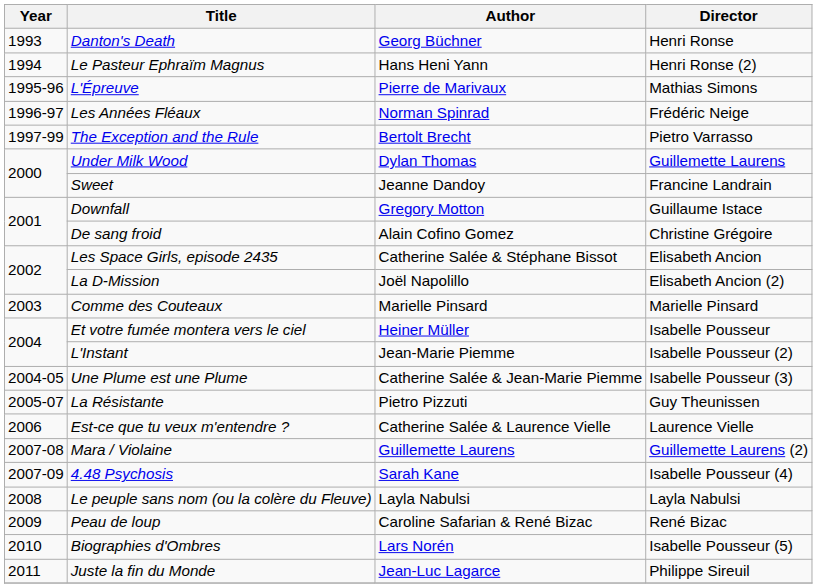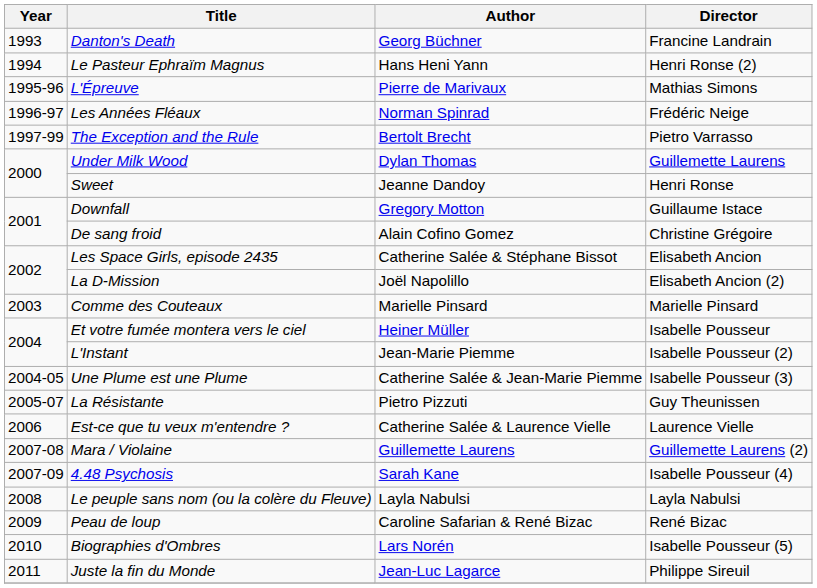(691, 40) Henri Ronse -> (710, 40) Francine Landrain
(710, 185) Francine Landrain -> (691, 185) Henri Ronse
